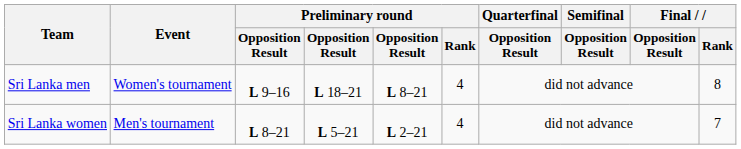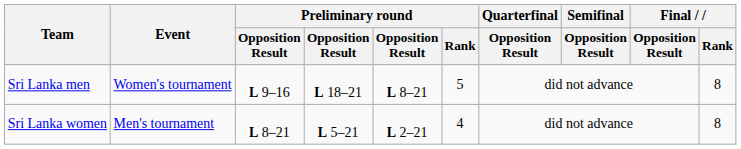(460, 85) 4 -> (460, 85) 5
(718, 124) 7 -> (718, 124) 8
